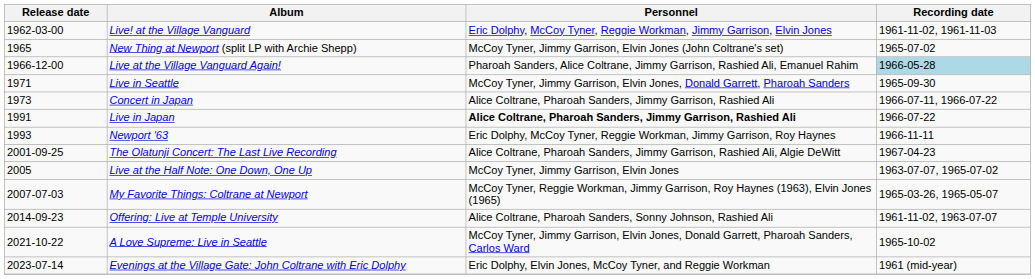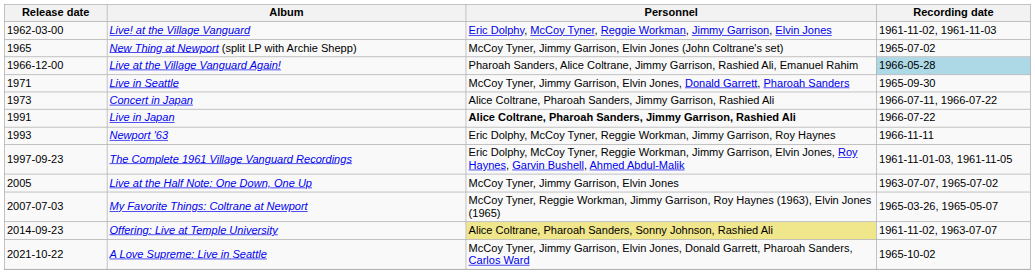+ row: (231, 159)
- row: (223, 153)
(621, 218) no background -> (621, 230) khaki background
- row: (258, 265)
